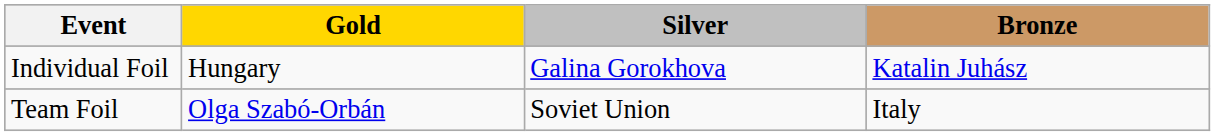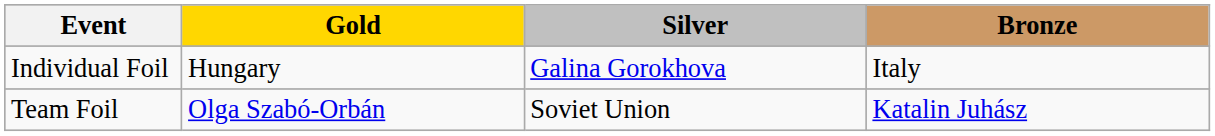(950, 67) Katalin Juhász -> (897, 67) Italy
(897, 109) Italy -> (950, 109) Katalin Juhász
